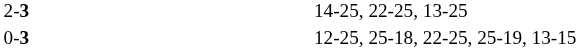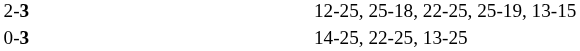(391, 11) 14-25, 22-25, 13-25 -> (445, 11) 12-25, 25-18, 22-25, 25-19, 13-15
(445, 37) 12-25, 25-18, 22-25, 25-19, 13-15 -> (391, 37) 14-25, 22-25, 13-25
